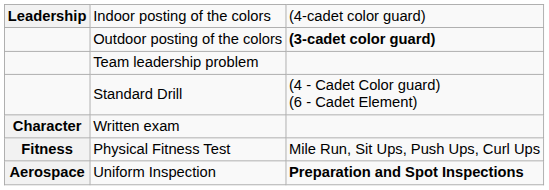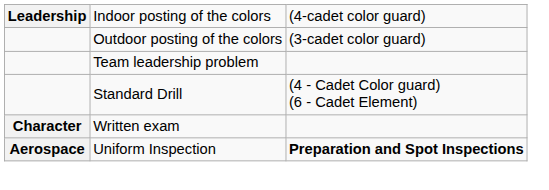(362, 39) bold -> (357, 39) normal
- row: (162, 149)
